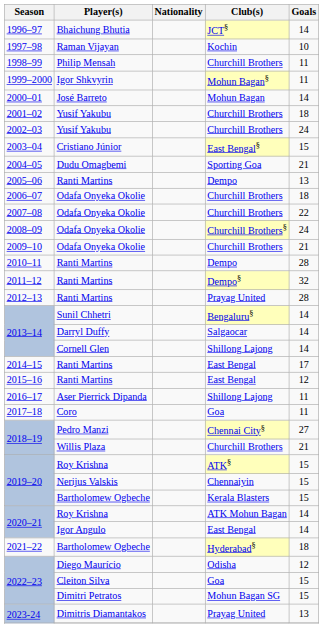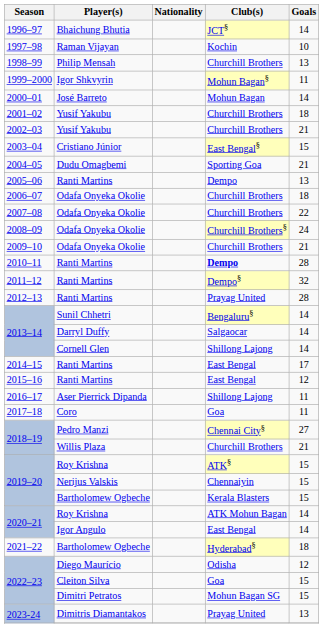(304, 63) 11 -> (304, 63) 13
(304, 129) 24 -> (304, 129) 21
(222, 263) normal -> (223, 263) bold
